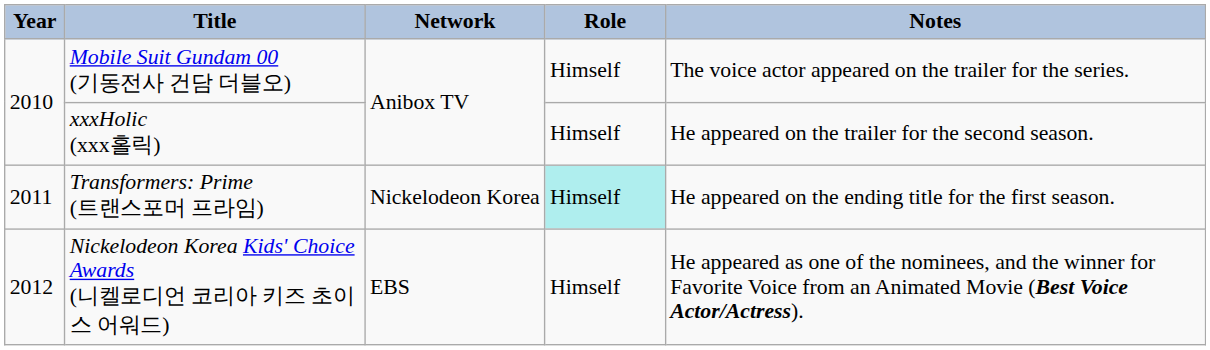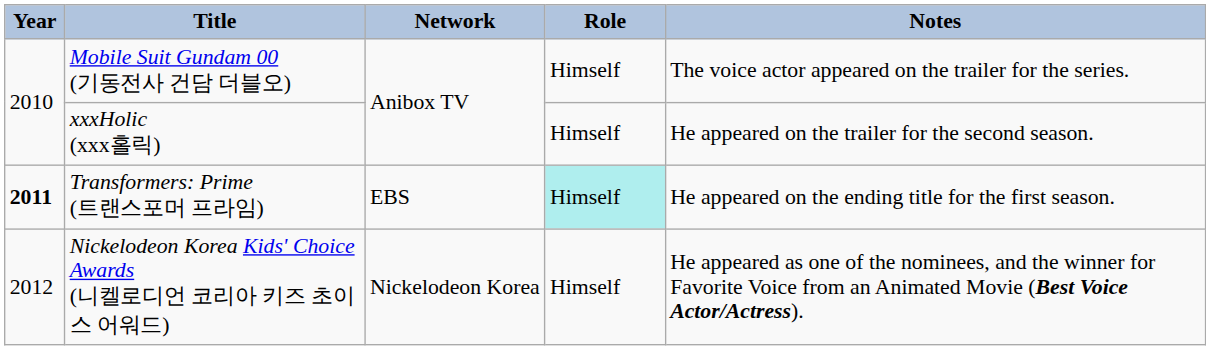(31, 196) normal -> (31, 196) bold
(455, 196) Nickelodeon Korea -> (390, 196) EBS
(390, 286) EBS -> (455, 286) Nickelodeon Korea
